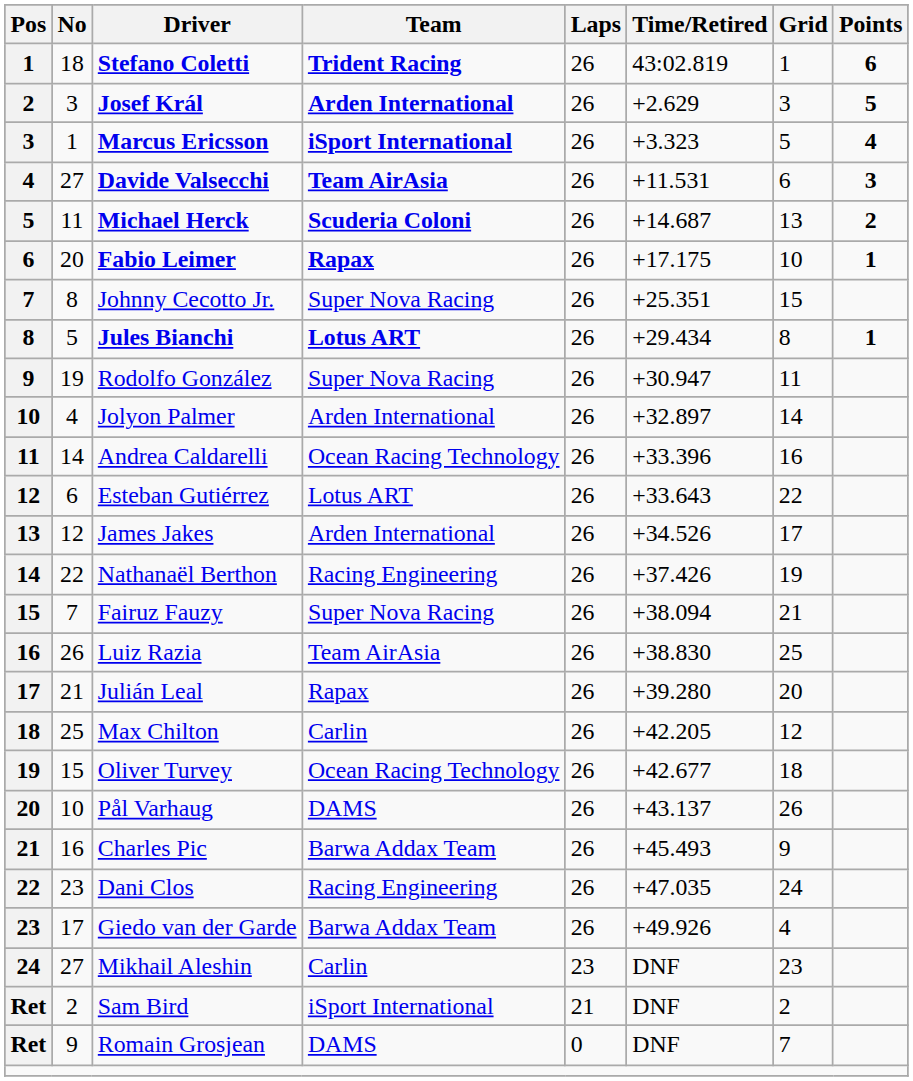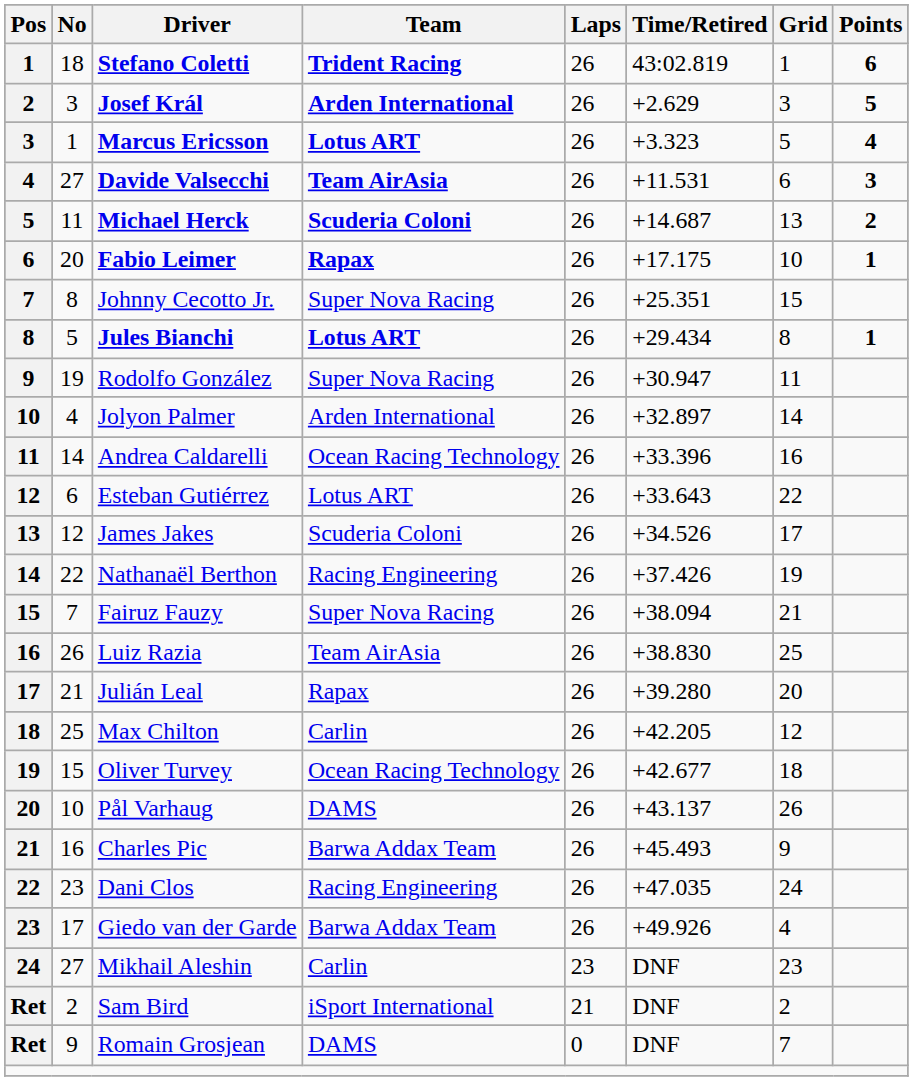(410, 141) iSport International -> (364, 141) Lotus ART
(401, 534) Arden International -> (385, 534) Scuderia Coloni
